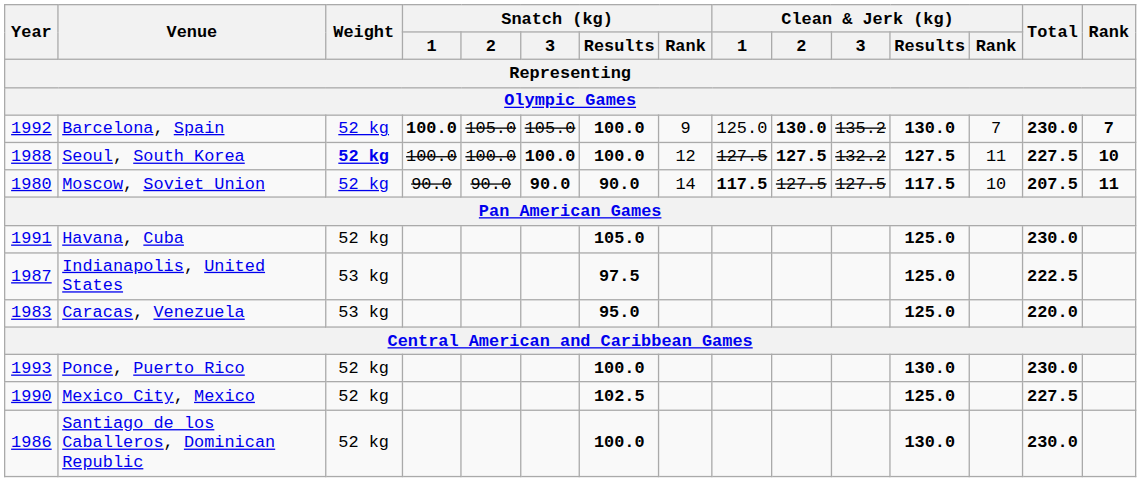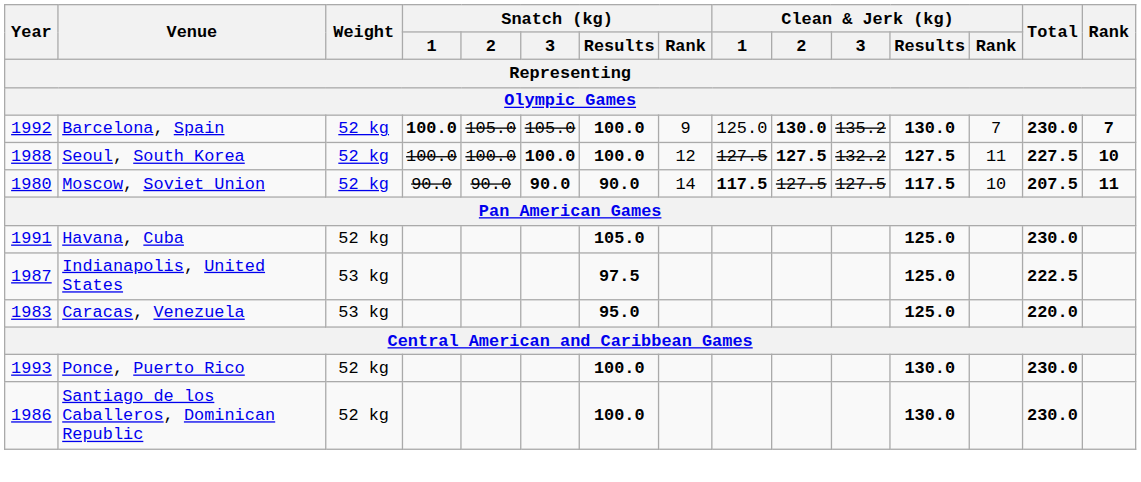(364, 156) bold -> (364, 156) normal
- row: (159, 396)
